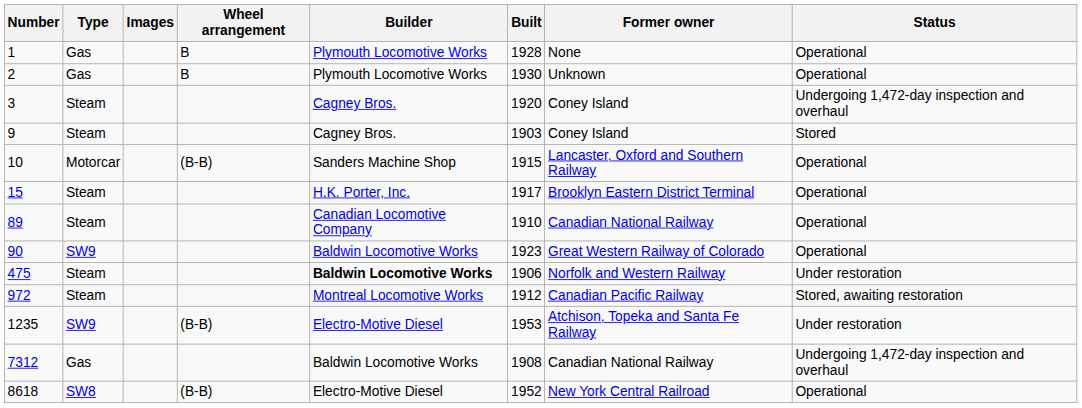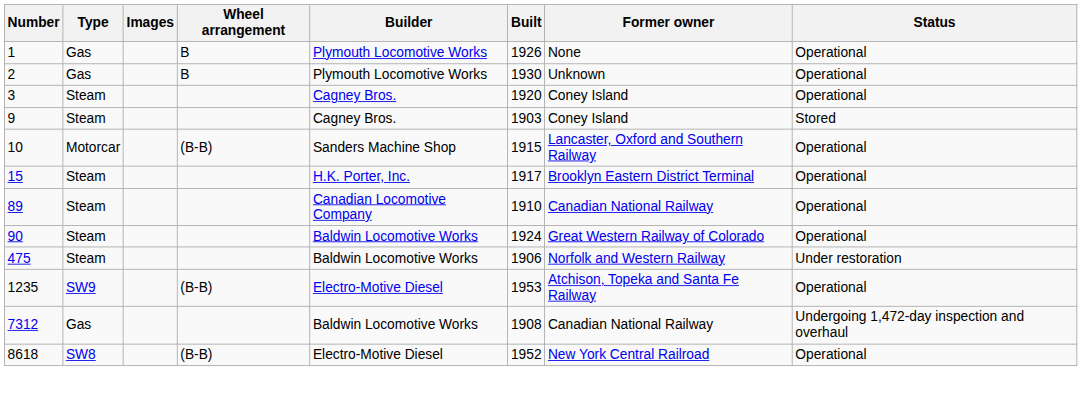(526, 52) 1928 -> (526, 52) 1926
(910, 104) Undergoing 1,472-day inspection and overhaul -> (831, 96) Operational
(81, 251) SW9 -> (86, 236) Steam
(526, 251) 1923 -> (526, 236) 1924
(403, 273) bold -> (395, 258) normal
- row: (19, 295)
(849, 325) Under restoration -> (831, 287) Operational
